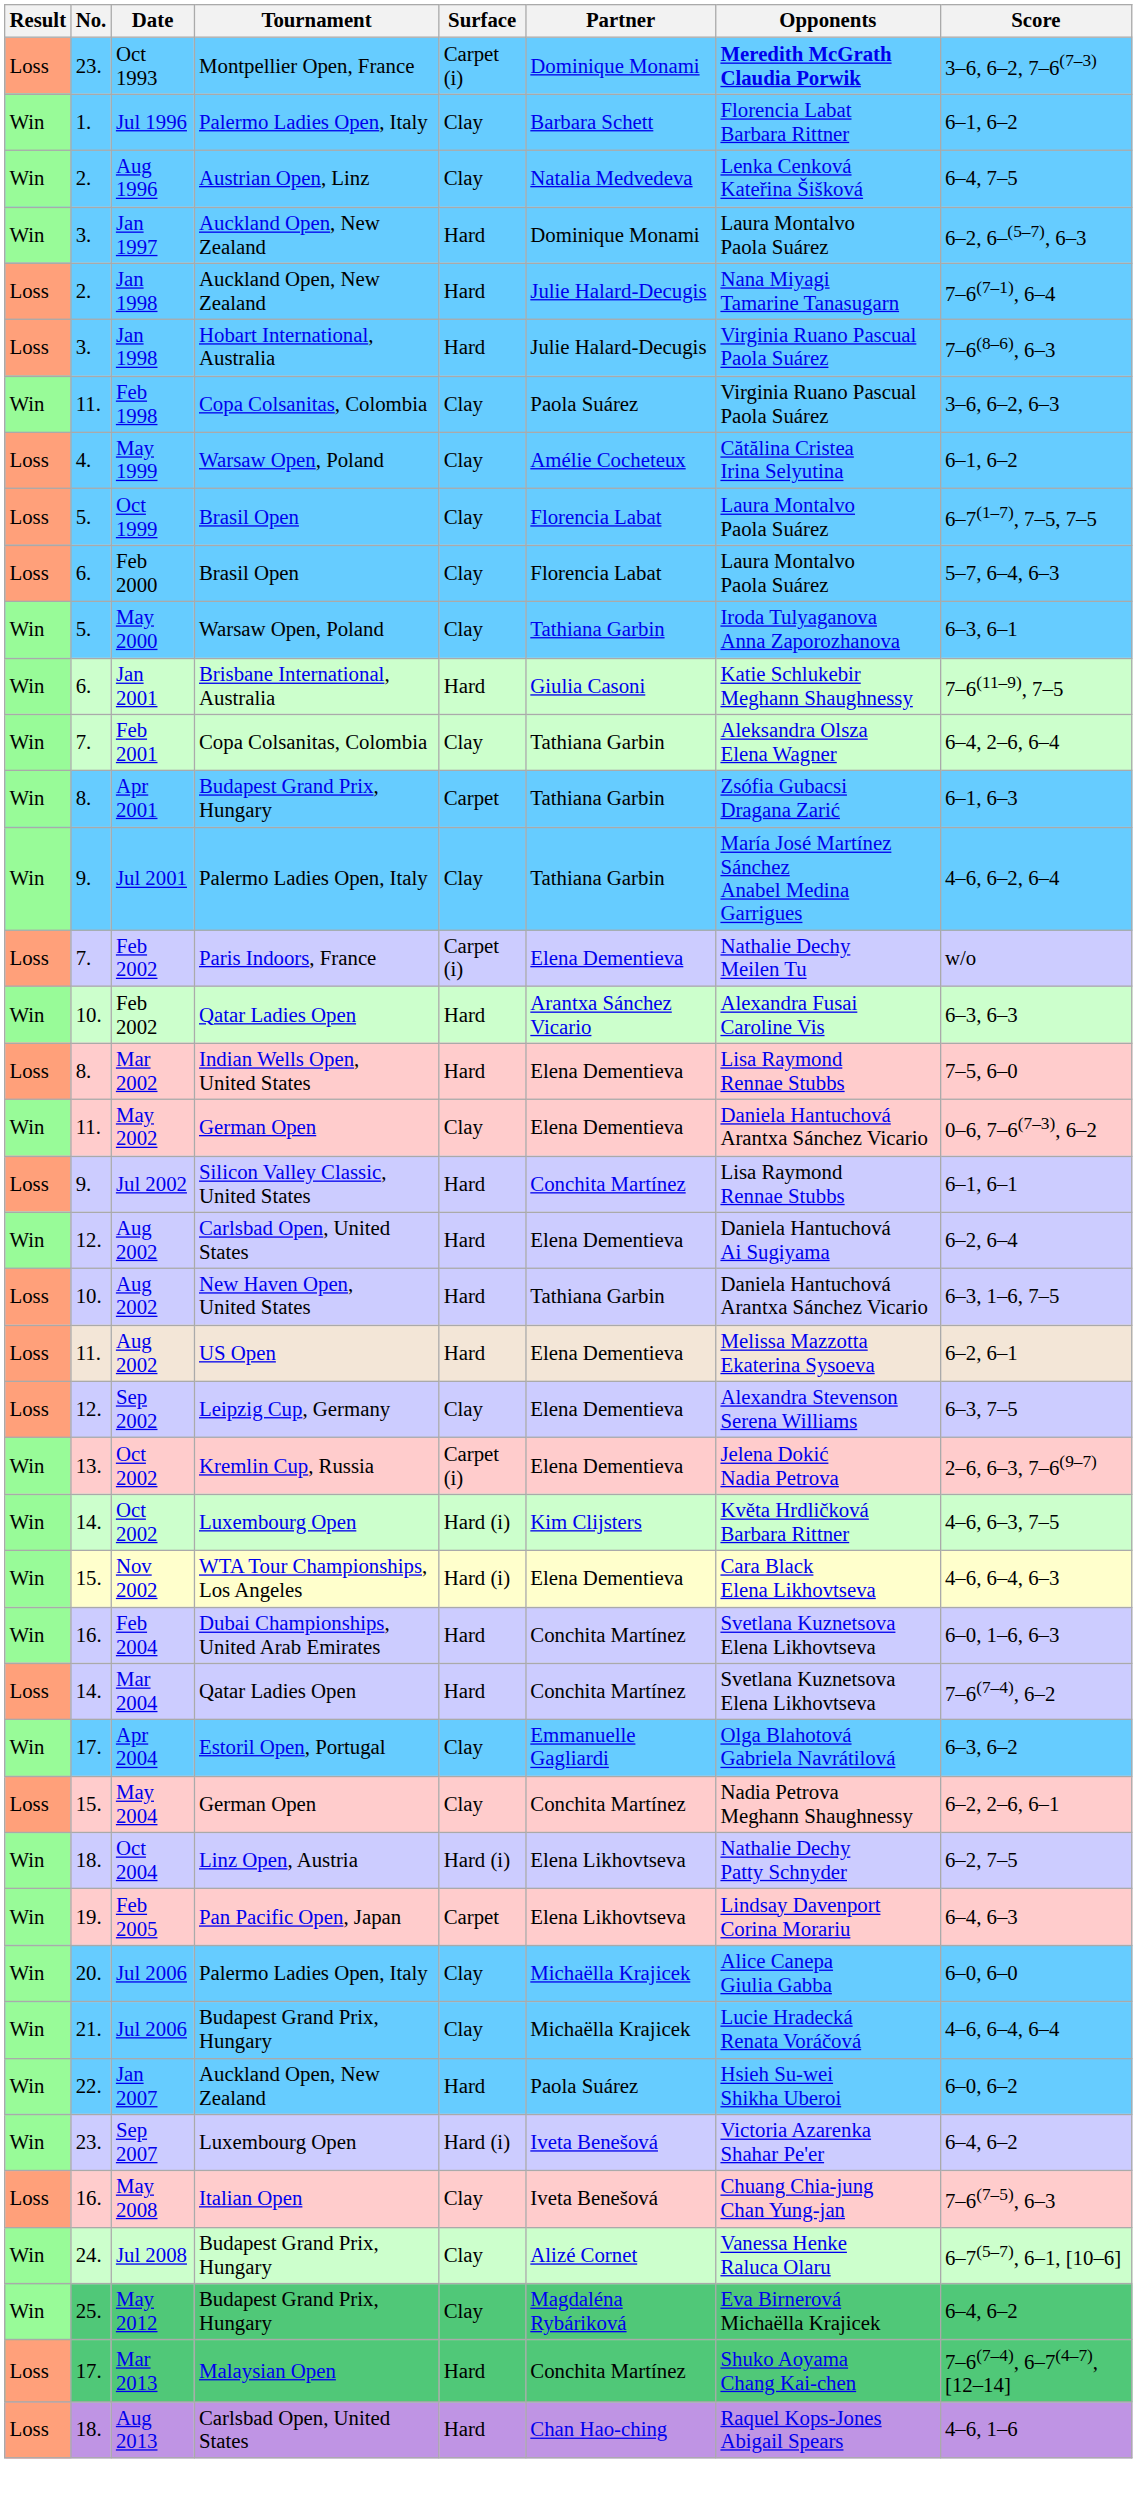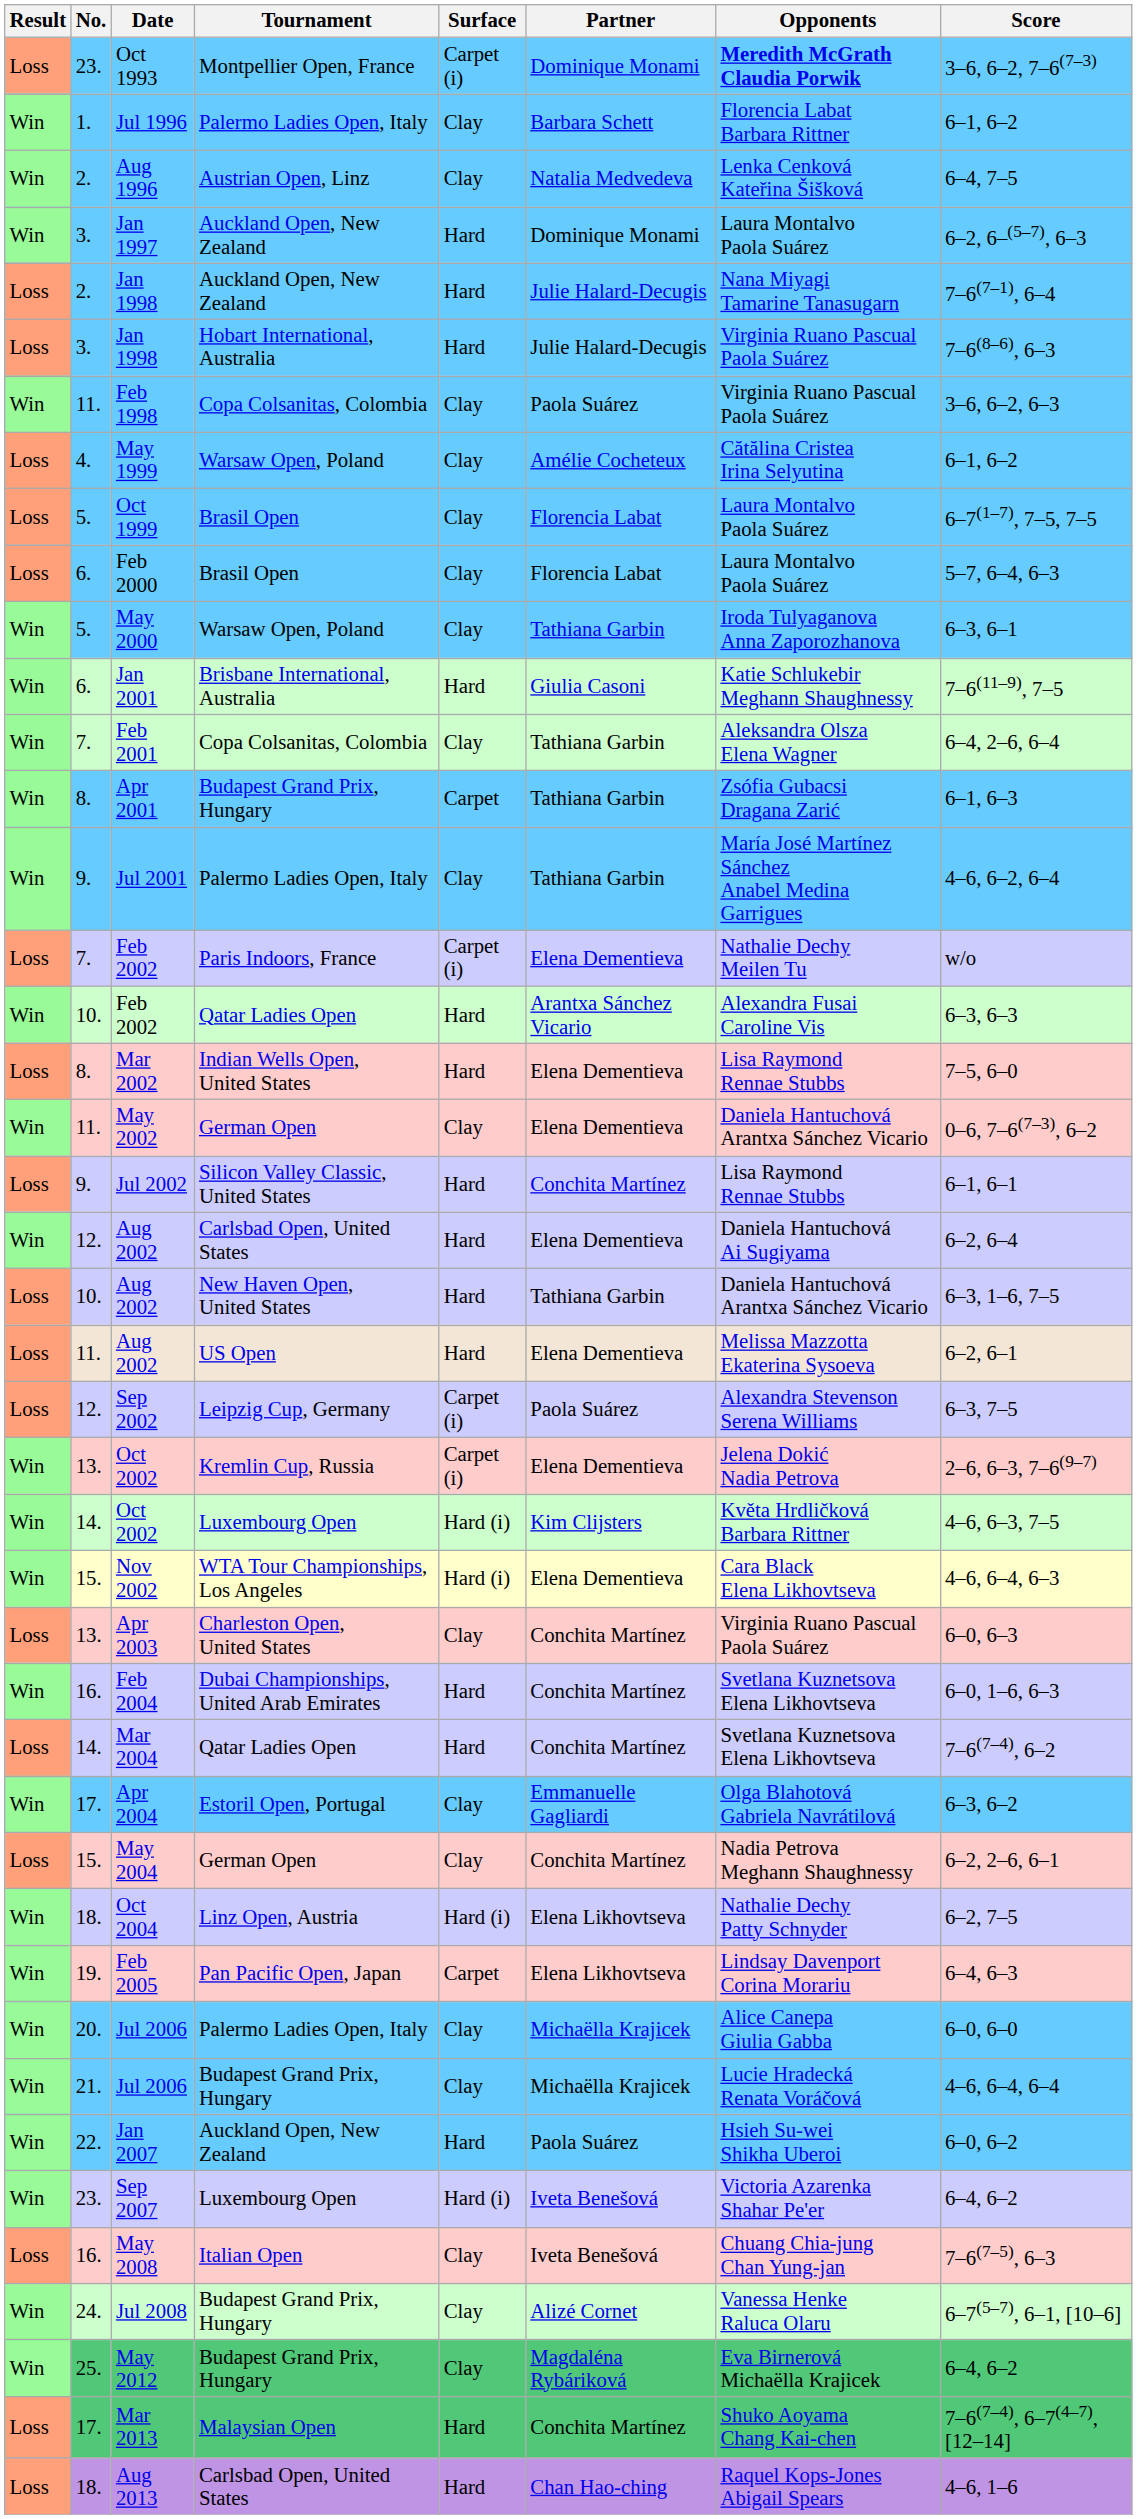(463, 1409) Clay -> (471, 1409) Carpet (i)
(607, 1409) Elena Dementieva -> (584, 1409) Paola Suárez
+ row: (137, 1634)
